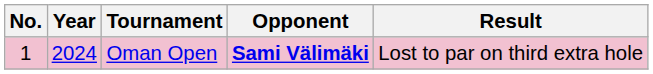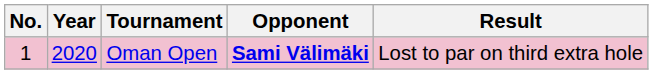(74, 53) 2024 -> (74, 53) 2020
